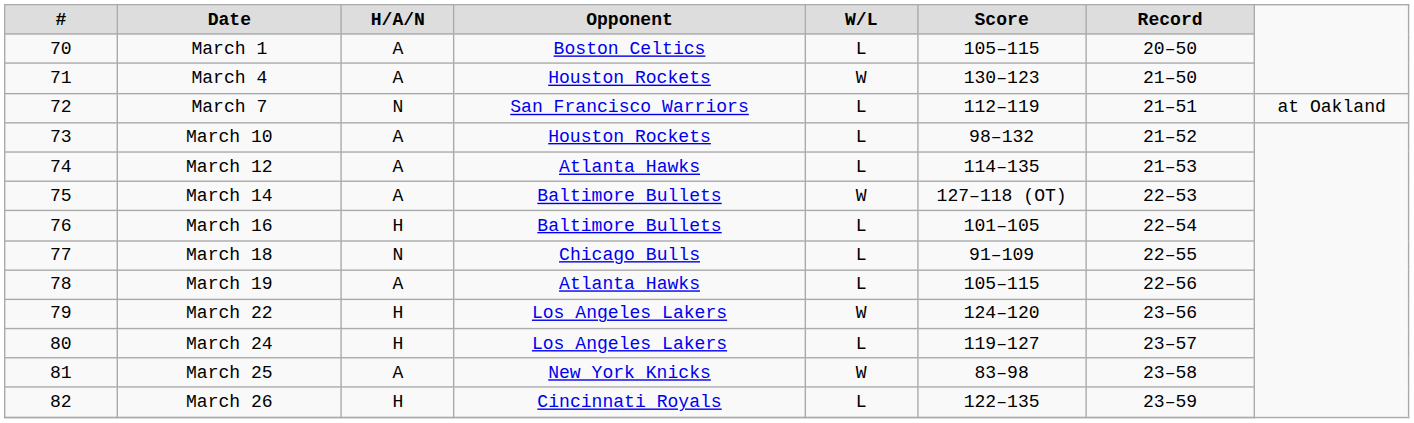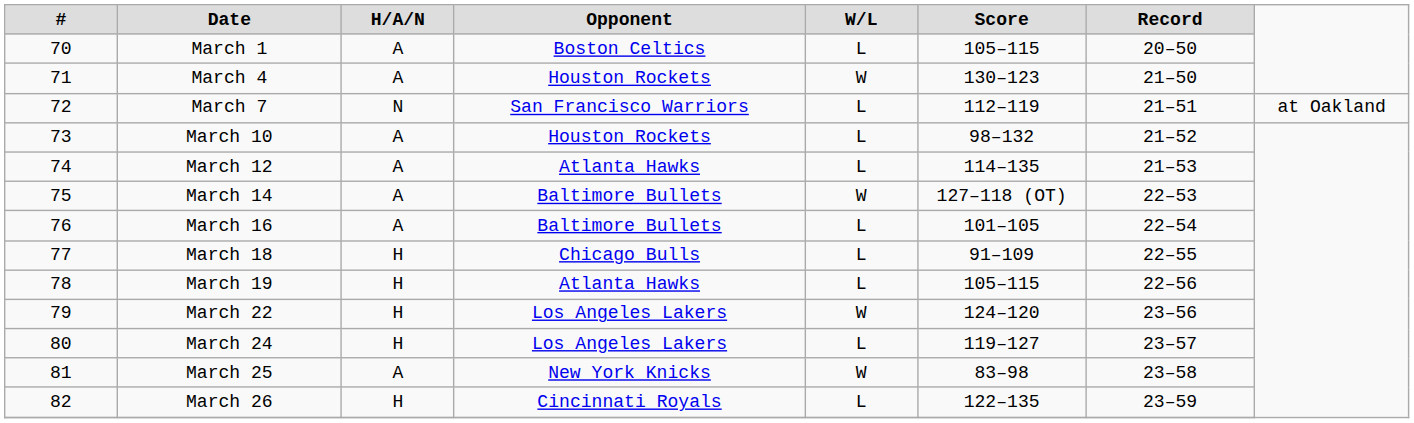(398, 226) H -> (398, 226) A
(398, 255) N -> (398, 255) H
(398, 284) A -> (398, 284) H
